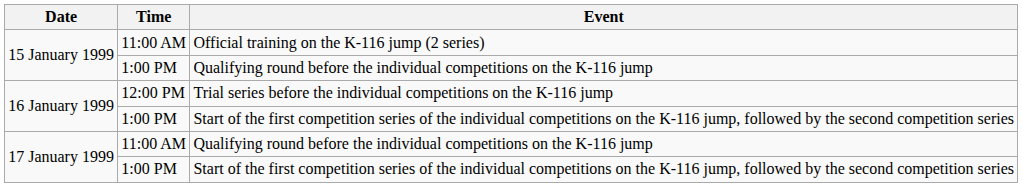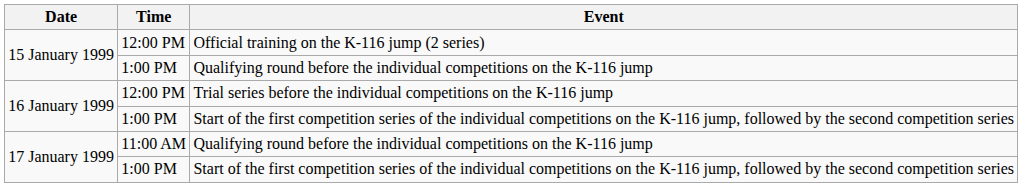(154, 42) 11:00 AM -> (153, 42) 12:00 PM
